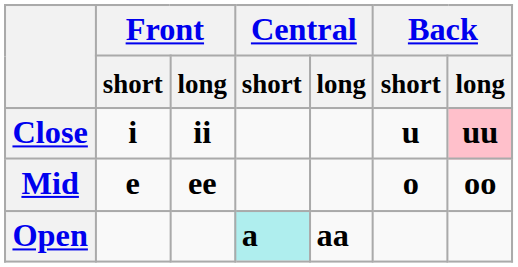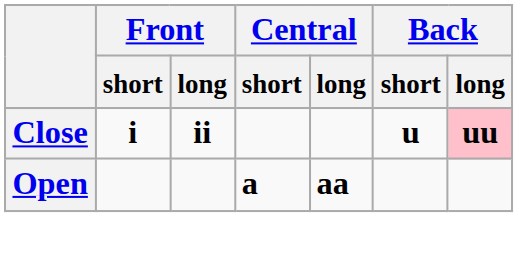- row: (50, 183)
(250, 235) paleturquoise background -> (250, 183) no background
